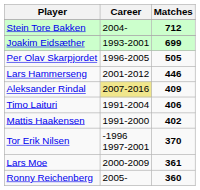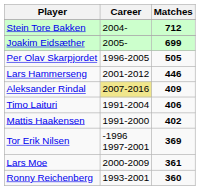(126, 43) 1993-2001 -> (115, 43) 2005-
(173, 141) 370 -> (173, 141) 369
(115, 178) 2005- -> (126, 178) 1993-2001
